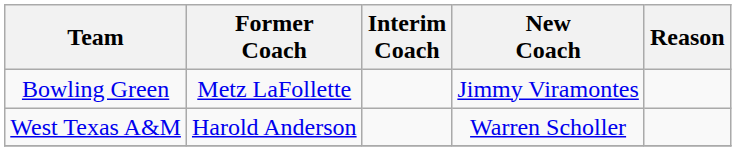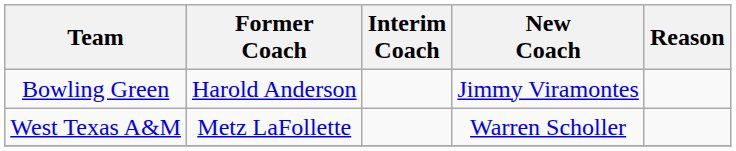(274, 88) Metz LaFollette -> (274, 88) Harold Anderson
(274, 126) Harold Anderson -> (274, 126) Metz LaFollette
